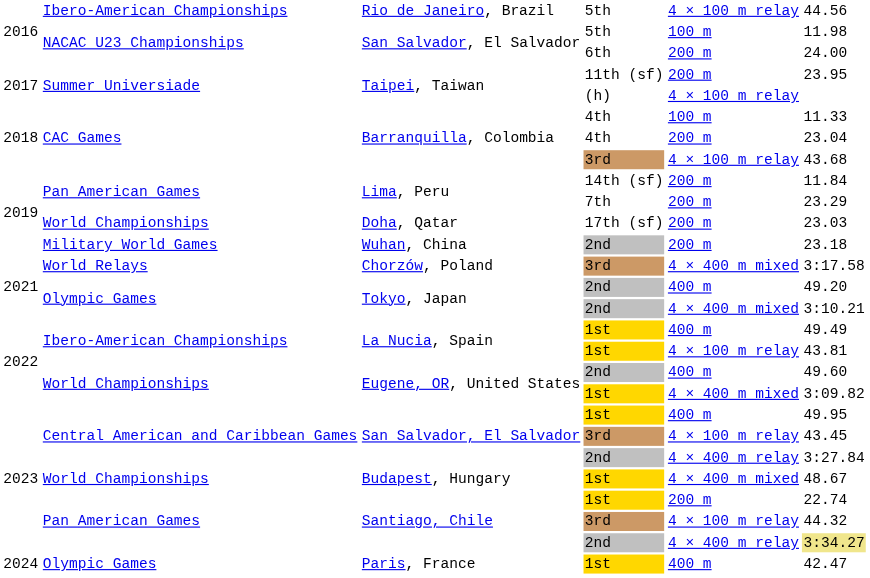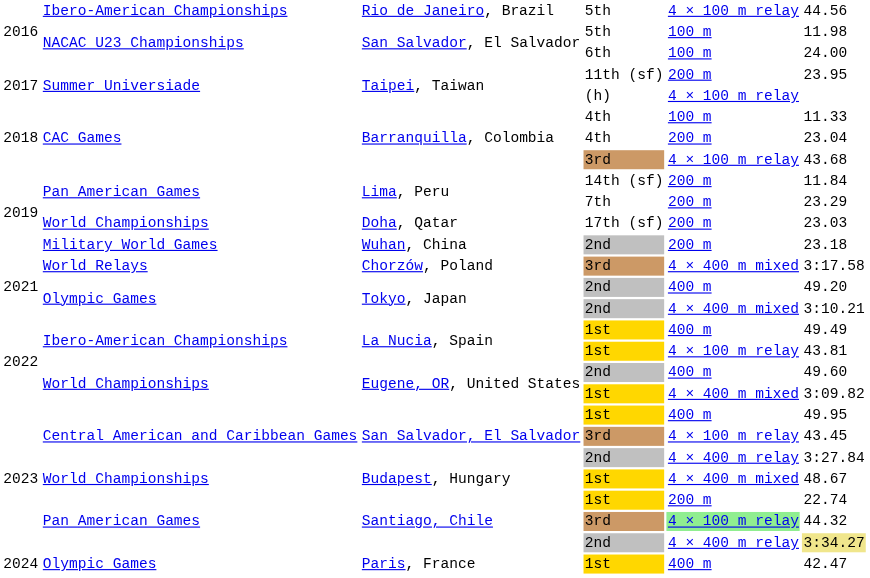(690, 53) 200 m -> (690, 53) 100 m
(733, 521) no background -> (733, 521) lightgreen background
